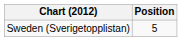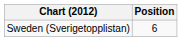(154, 28) 5 -> (154, 28) 6
